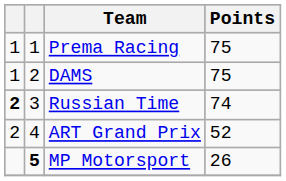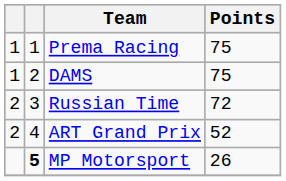(15, 105) bold -> (15, 105) normal
(221, 105) 74 -> (221, 105) 72
